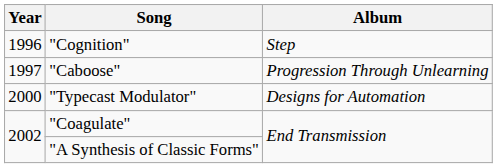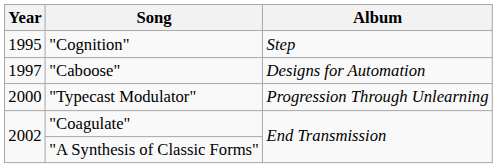(25, 44) 1996 -> (25, 44) 1995
(378, 70) Progression Through Unlearning -> (346, 70) Designs for Automation
(346, 96) Designs for Automation -> (378, 96) Progression Through Unlearning
